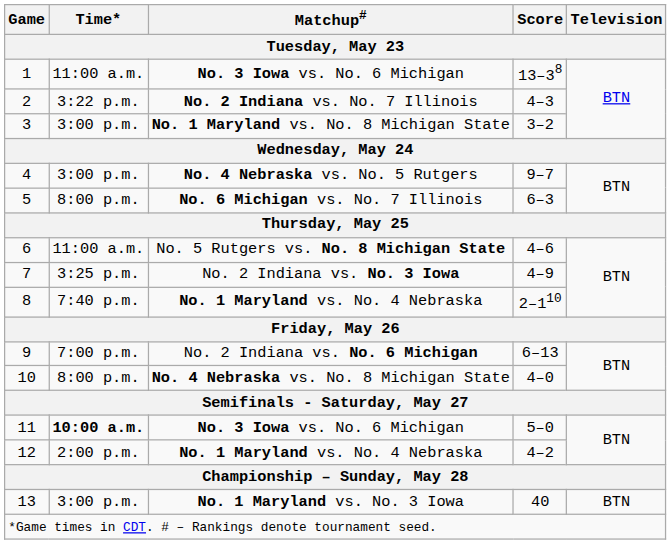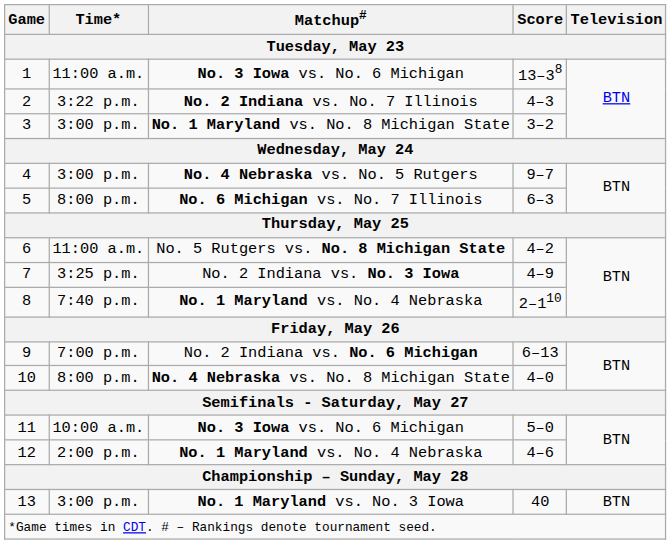(540, 250) 4–6 -> (540, 250) 4–2
(98, 428) bold -> (98, 428) normal
(540, 453) 4–2 -> (540, 453) 4–6
